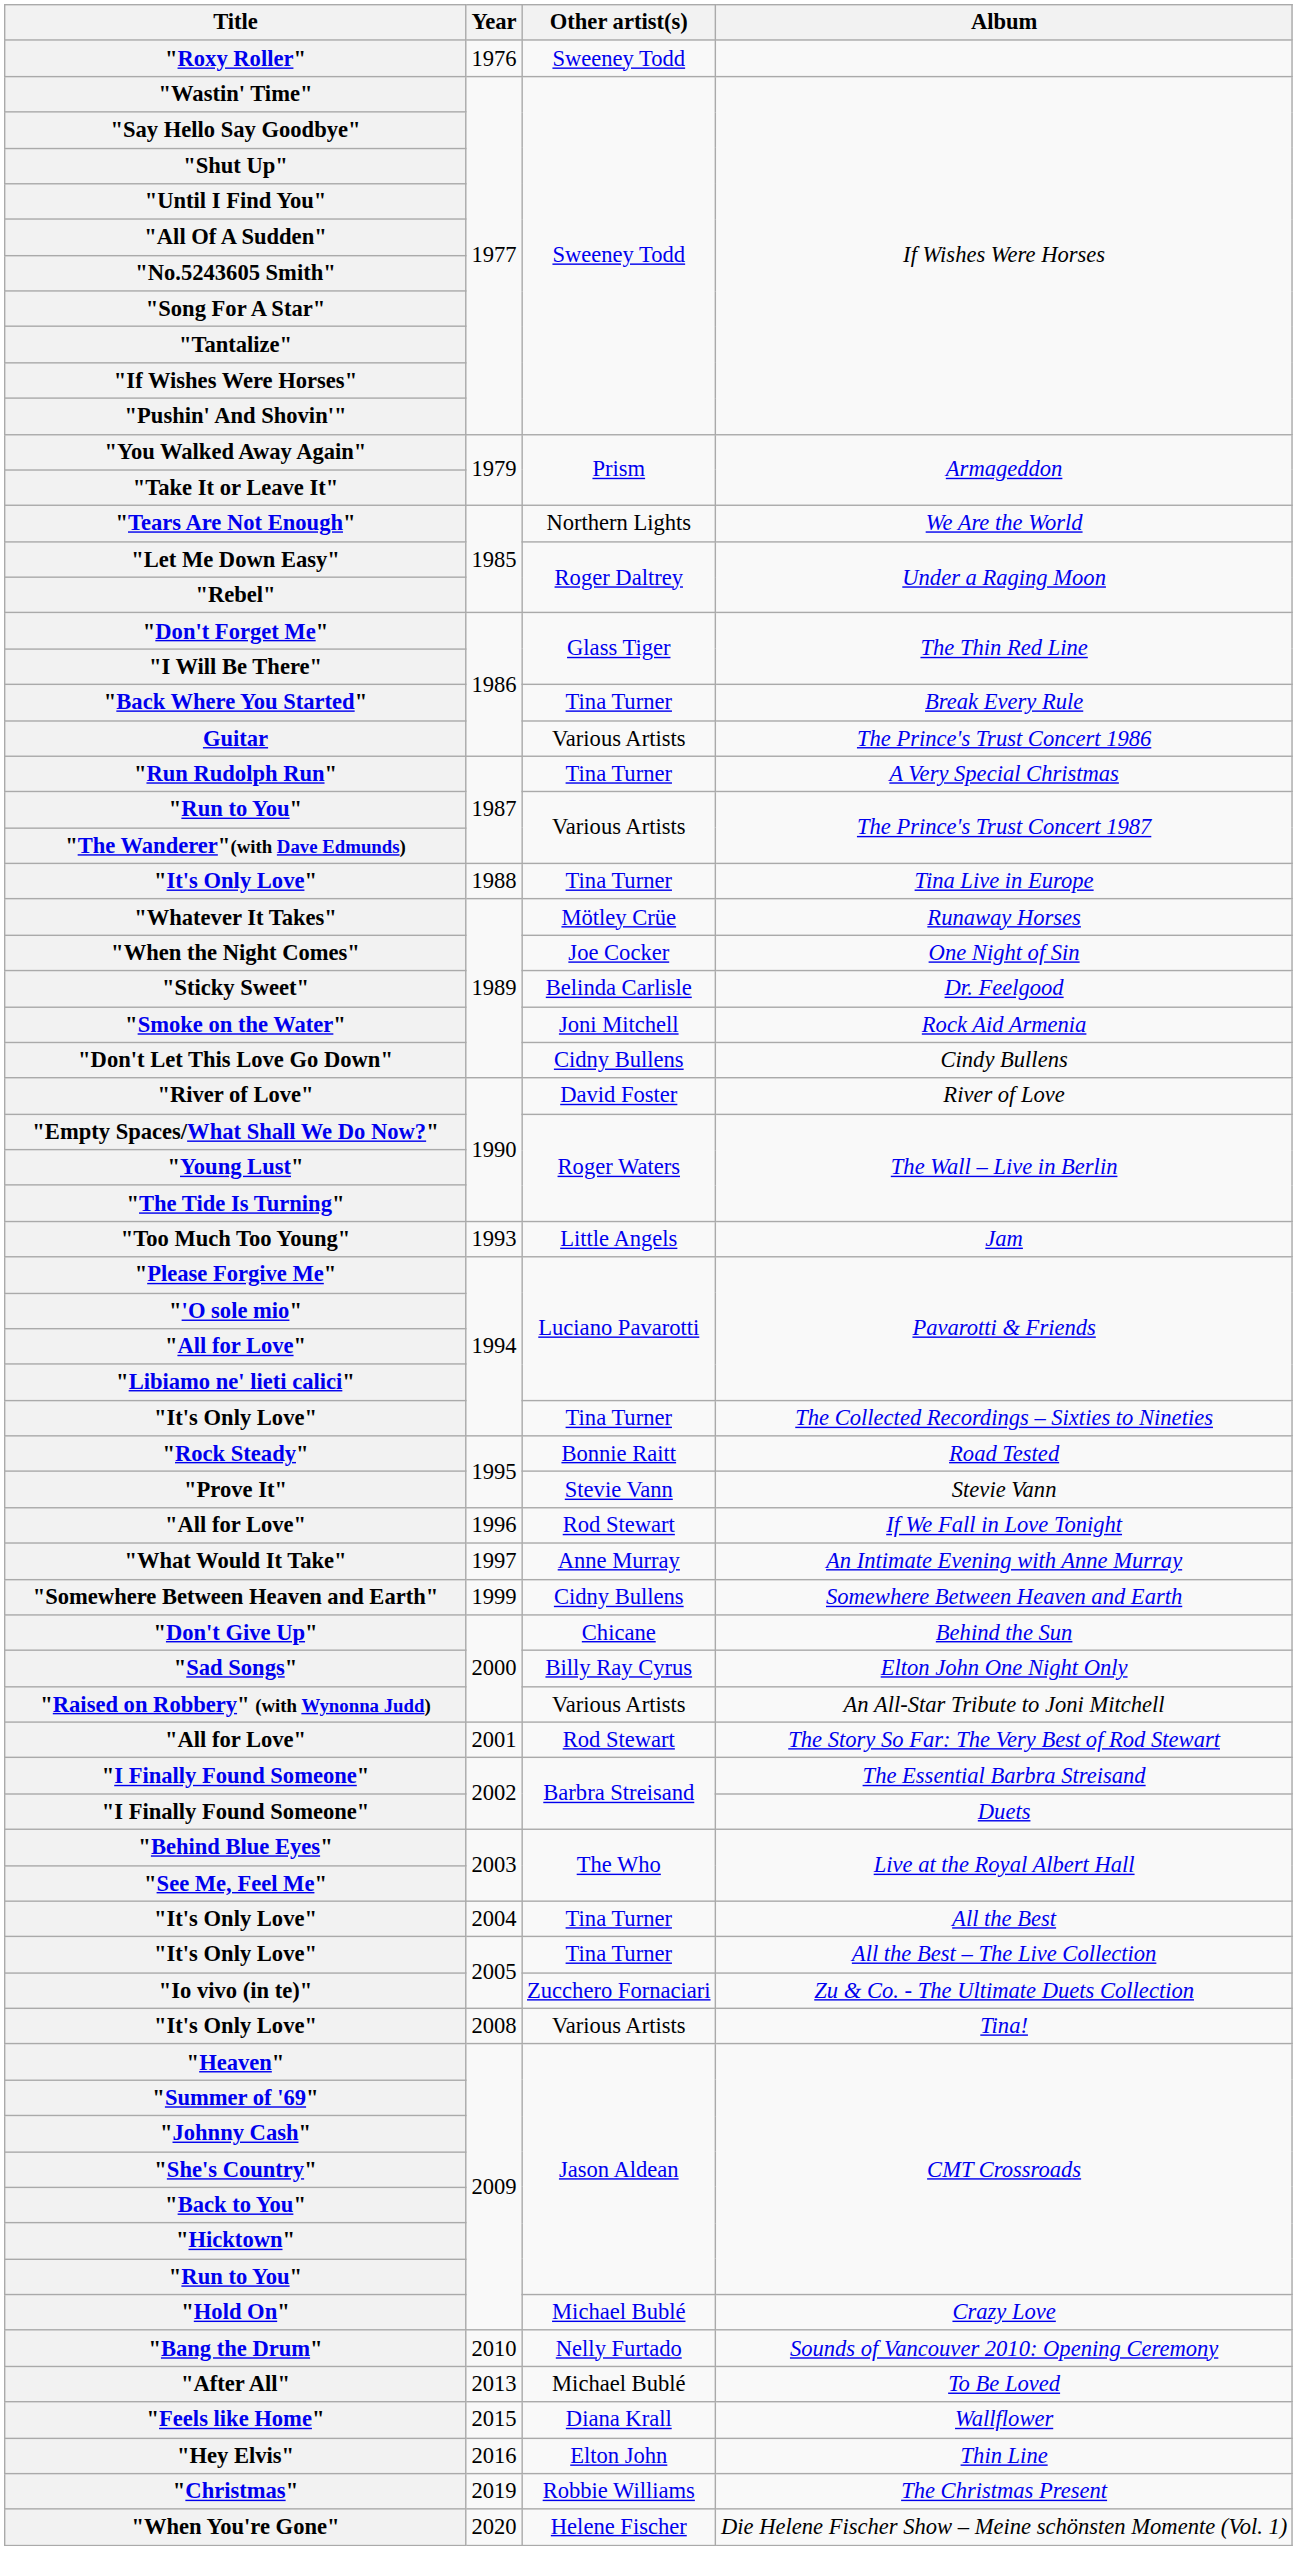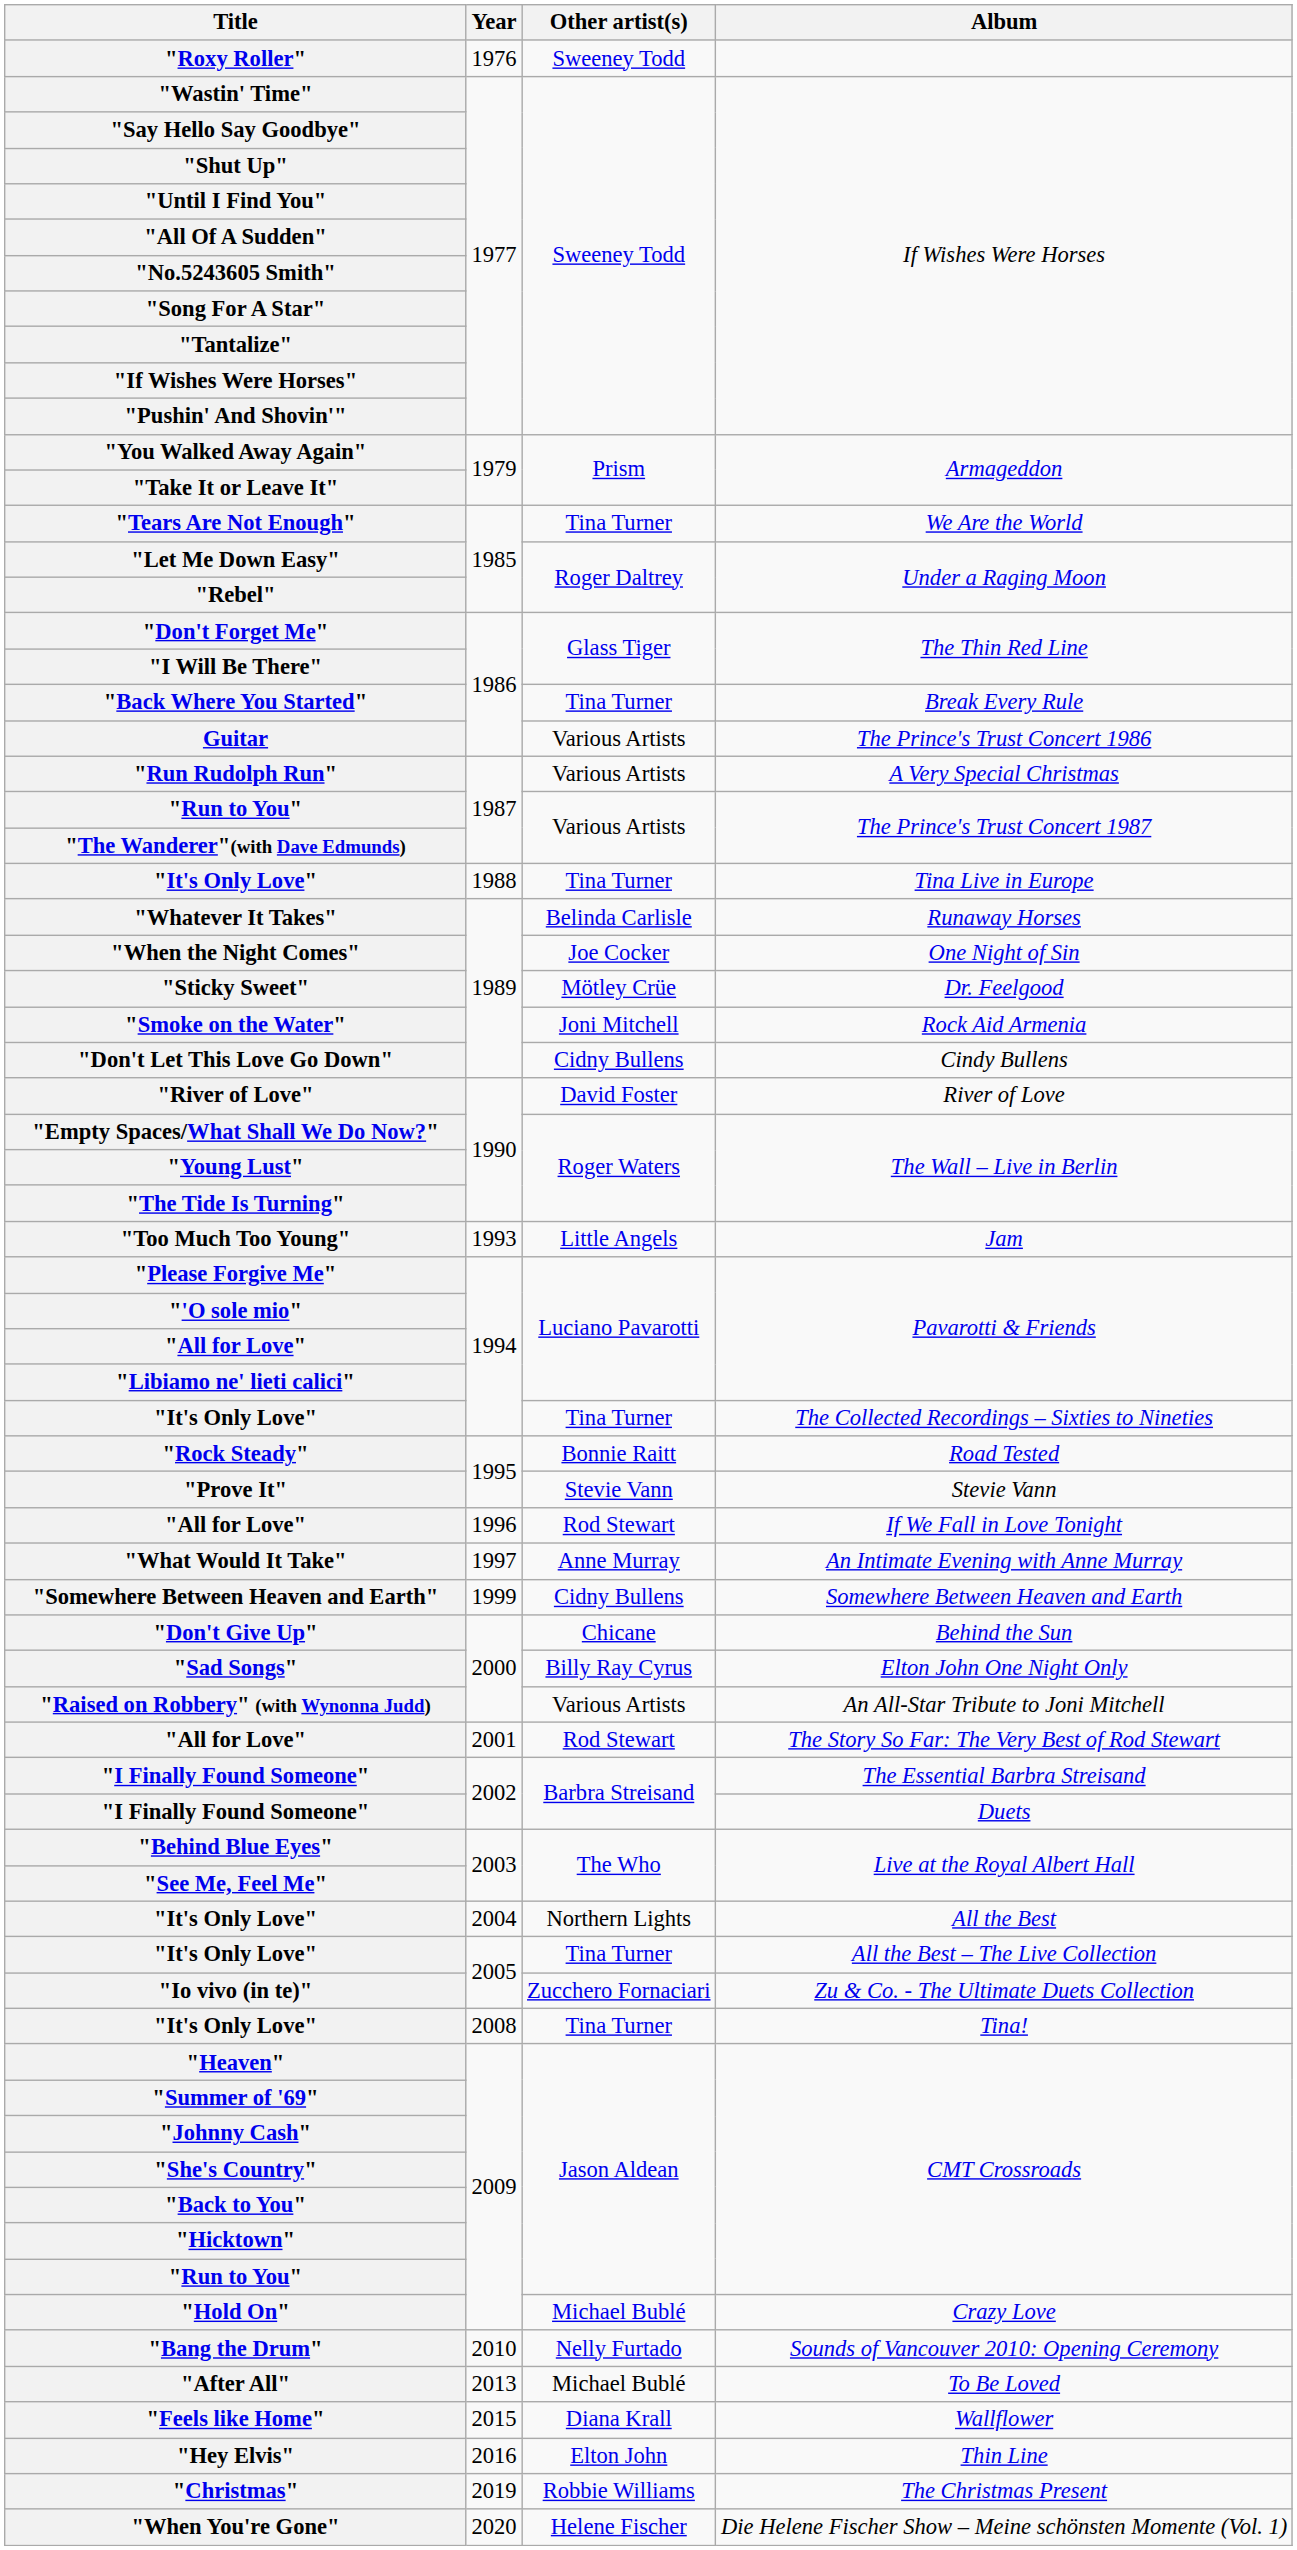(619, 523) Northern Lights -> (619, 523) Tina Turner
(619, 773) Tina Turner -> (619, 773) Various Artists
(619, 916) Mötley Crüe -> (619, 916) Belinda Carlisle
(619, 988) Belinda Carlisle -> (619, 988) Mötley Crüe
(619, 1918) Tina Turner -> (619, 1918) Northern Lights
(619, 2025) Various Artists -> (619, 2025) Tina Turner
